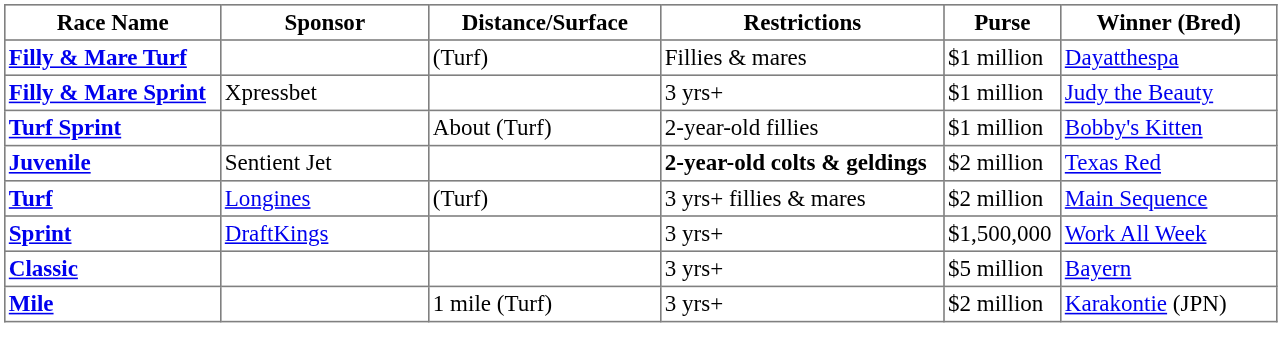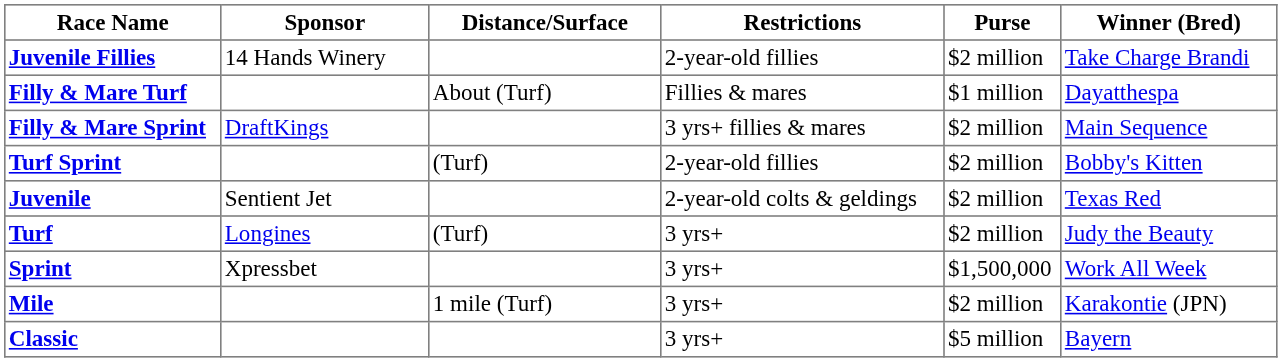+ row: (82, 57)
(461, 57) (Turf) -> (492, 92) About (Turf)
(271, 92) Xpressbet -> (277, 127) DraftKings
(694, 92) 3 yrs+ -> (765, 127) 3 yrs+ fillies & mares
(996, 92) $1 million -> (996, 127) $2 million
(1139, 92) Judy the Beauty -> (1136, 127) Main Sequence
(492, 127) About (Turf) -> (461, 162) (Turf)
(996, 127) $1 million -> (996, 162) $2 million
(796, 162) bold -> (791, 198) normal
(765, 198) 3 yrs+ fillies & mares -> (694, 233) 3 yrs+
(1136, 198) Main Sequence -> (1139, 233) Judy the Beauty
(277, 233) DraftKings -> (271, 268) Xpressbet
rows swapped: (31, 303) <-> (43, 268)
